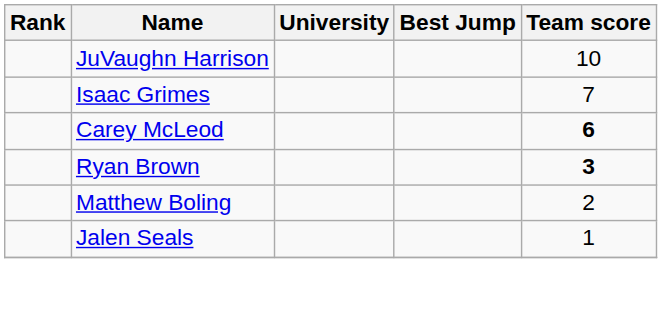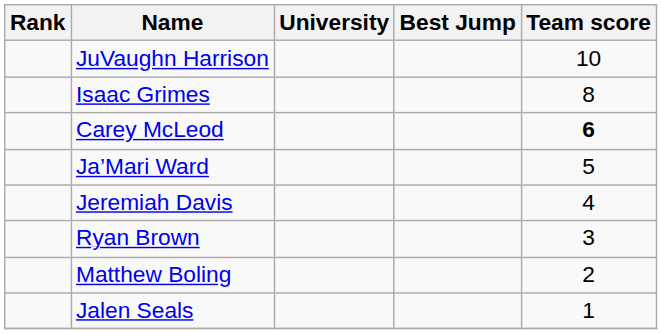(589, 94) 7 -> (589, 94) 8
+ row: (142, 166)
+ row: (154, 202)
(589, 166) bold -> (589, 238) normal
